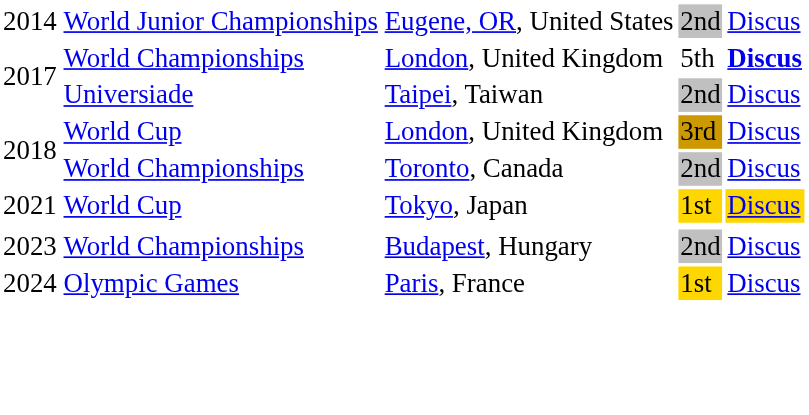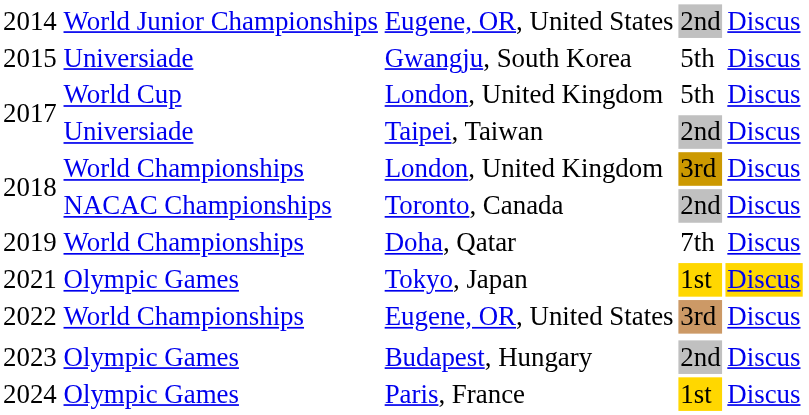+ row: (30, 57)
(184, 57) World Championships -> (123, 94) World Cup
(765, 57) bold -> (764, 94) normal
(123, 131) World Cup -> (184, 168) World Championships
(184, 168) World Championships -> (198, 205) NACAC Championships
+ row: (30, 242)
(123, 205) World Cup -> (151, 279) Olympic Games
+ row: (30, 316)
(184, 245) World Championships -> (151, 356) Olympic Games
